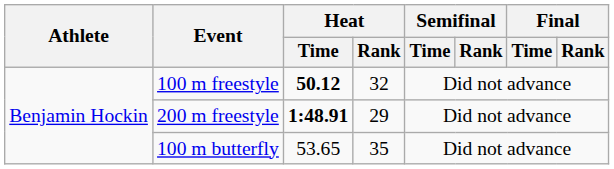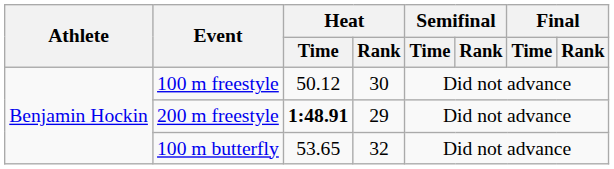(318, 83) bold -> (318, 83) normal
(379, 83) 32 -> (379, 83) 30
(379, 148) 35 -> (379, 148) 32
